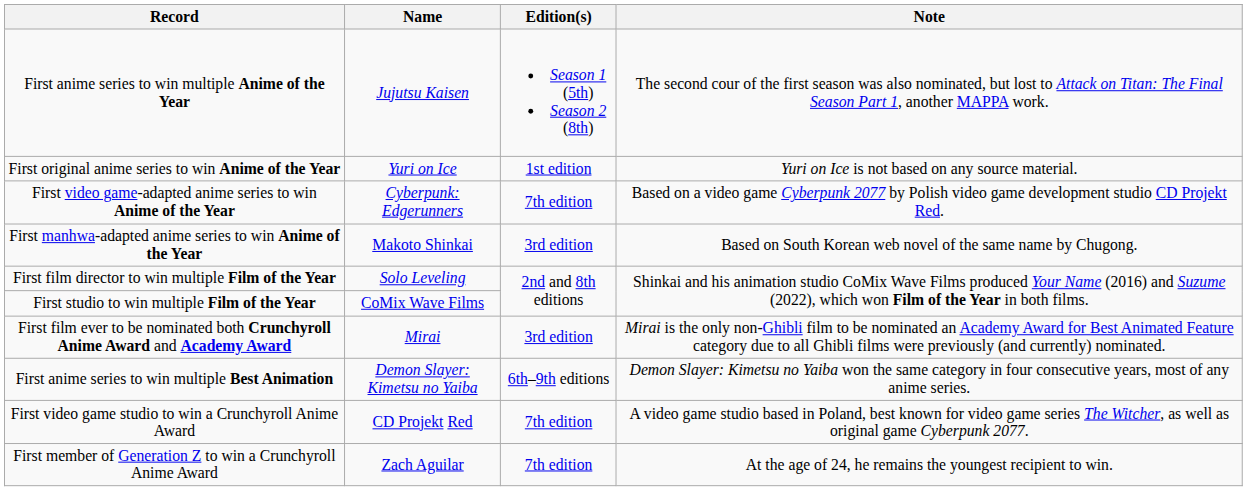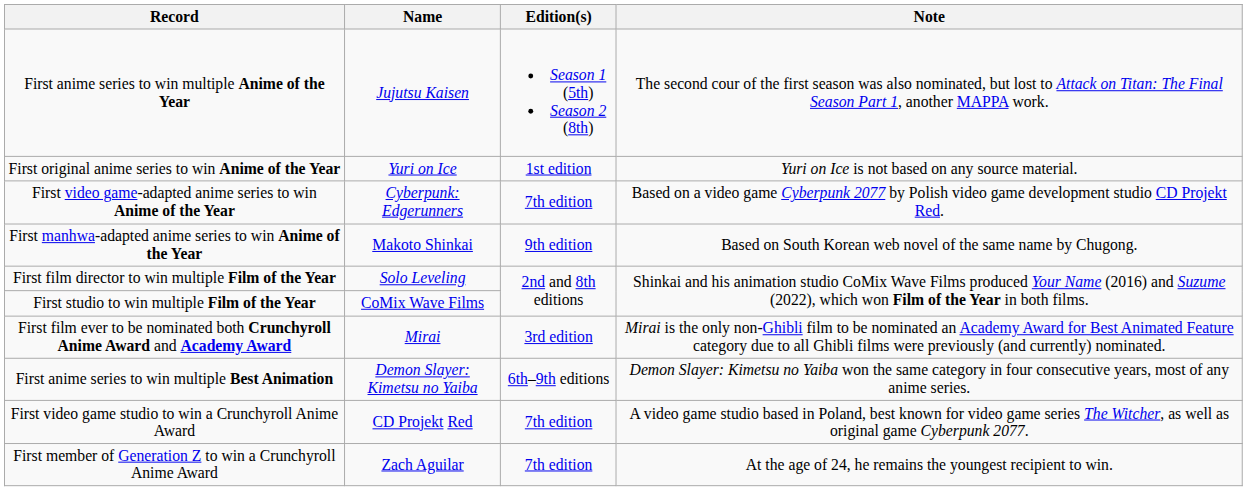(559, 244) 3rd edition -> (559, 244) 9th edition
